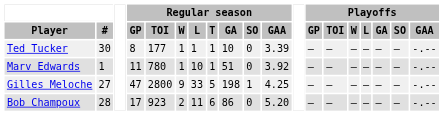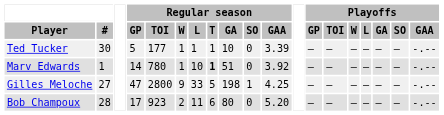(132, 49) 8 -> (132, 49) 5
(136, 67) 11 -> (136, 67) 14
(212, 67) normal -> (212, 67) bold
(228, 102) 86 -> (228, 102) 80
